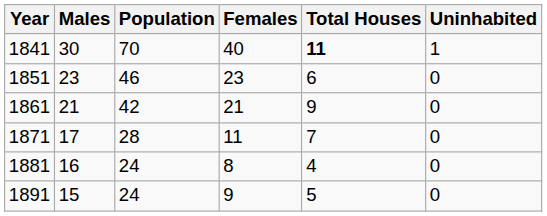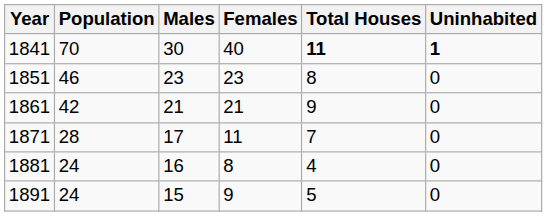columns swapped: (167, 19) <-> (84, 19)
(435, 48) normal -> (435, 48) bold
(311, 78) 6 -> (311, 78) 8
